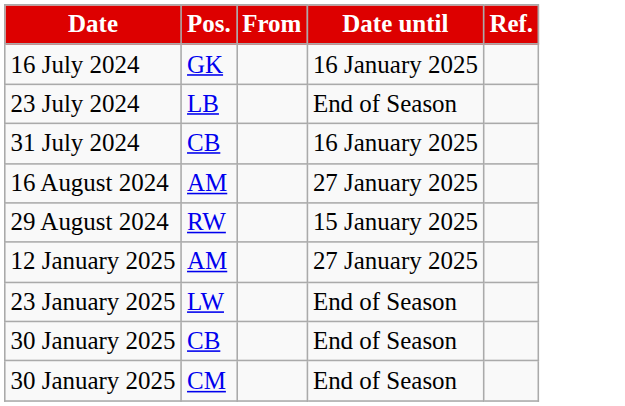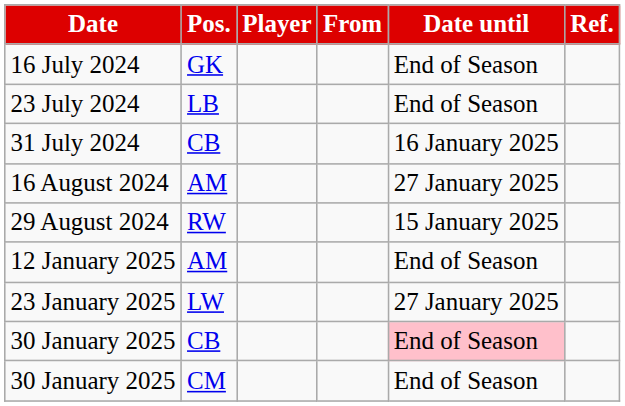+ column: (277, 24)
(395, 63) 16 January 2025 -> (466, 63) End of Season
(395, 261) 27 January 2025 -> (466, 261) End of Season
(385, 301) End of Season -> (476, 301) 27 January 2025
(385, 340) no background -> (466, 340) pink background
